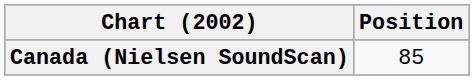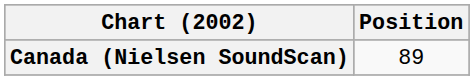(411, 58) 85 -> (411, 58) 89
